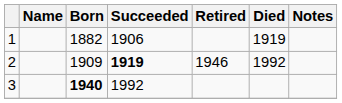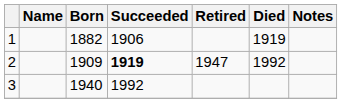(212, 62) 1946 -> (212, 62) 1947
(86, 86) bold -> (86, 86) normal
